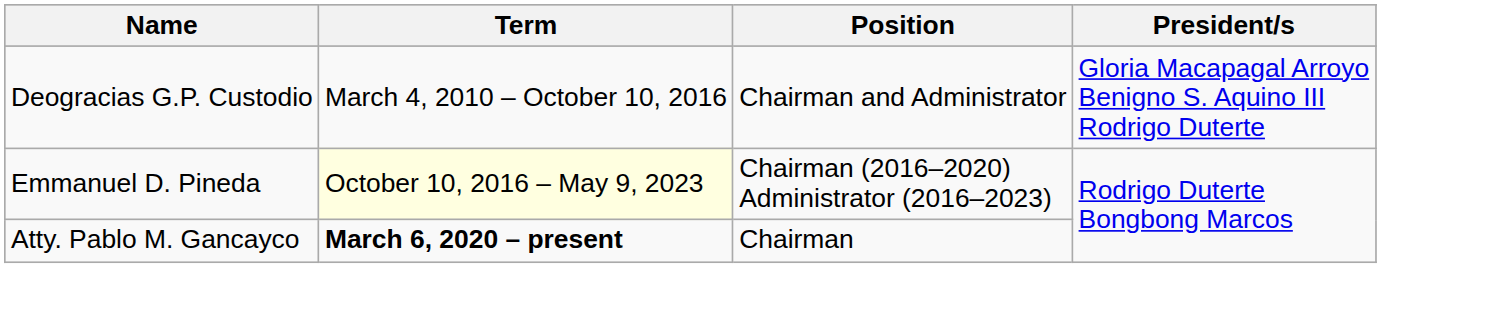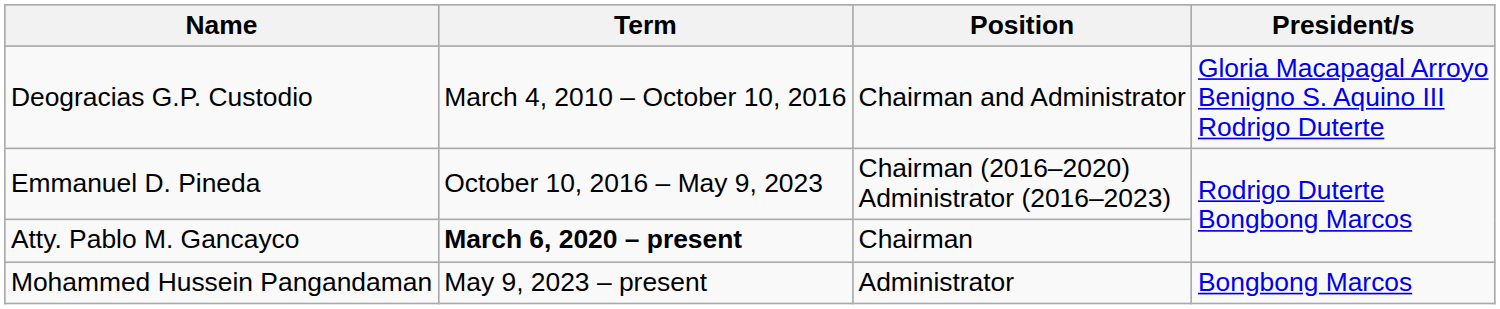(514, 183) lightyellow background -> (634, 183) no background
+ row: (222, 282)
